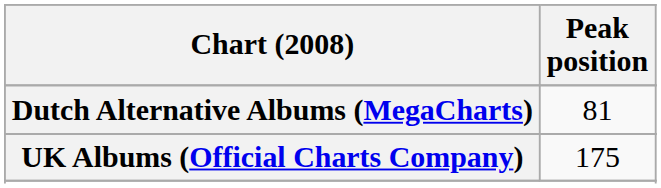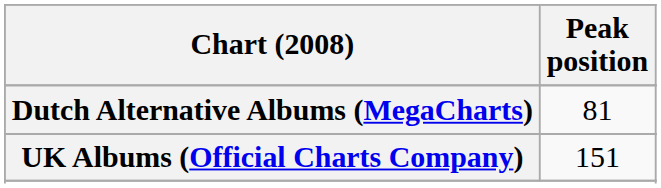(597, 156) 175 -> (597, 156) 151
